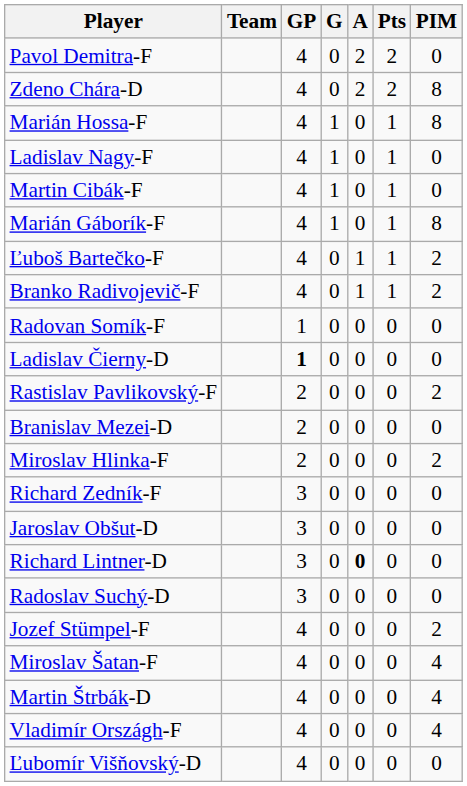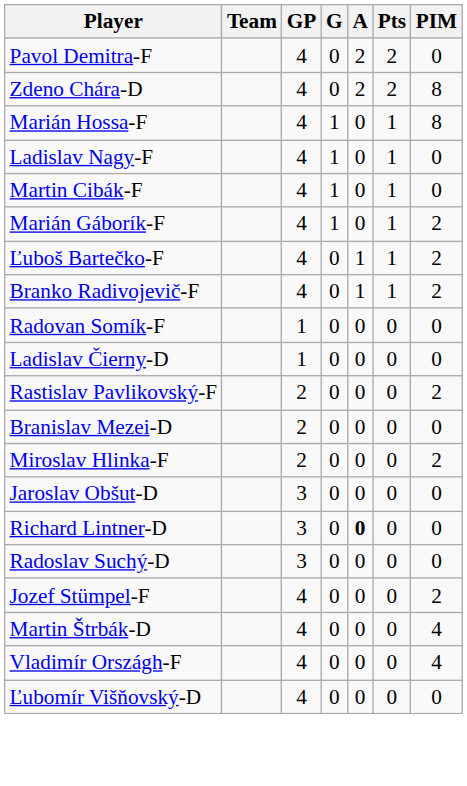(437, 223) 8 -> (437, 223) 2
(302, 358) bold -> (302, 358) normal
- row: (86, 493)
- row: (84, 662)
